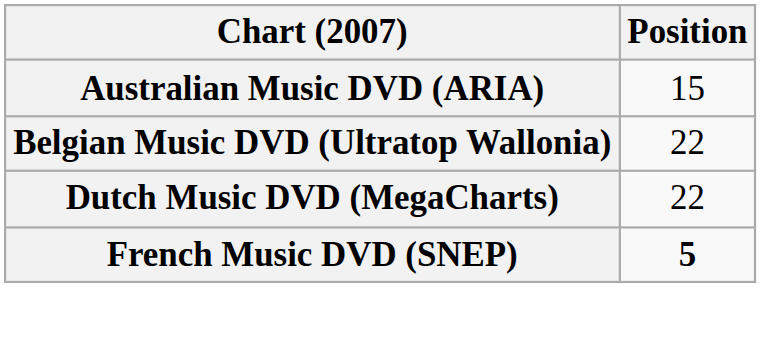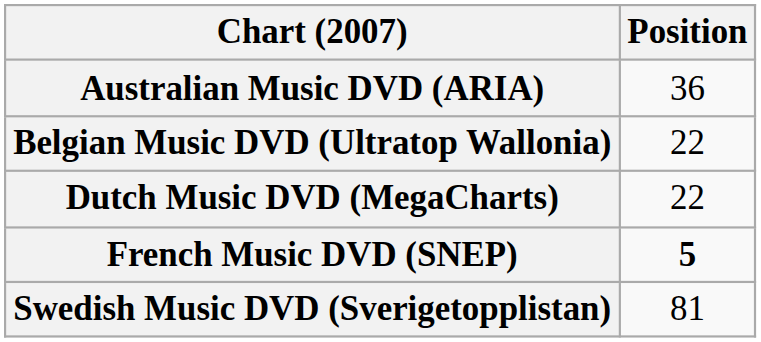(687, 87) 15 -> (687, 87) 36
+ row: (312, 308)
